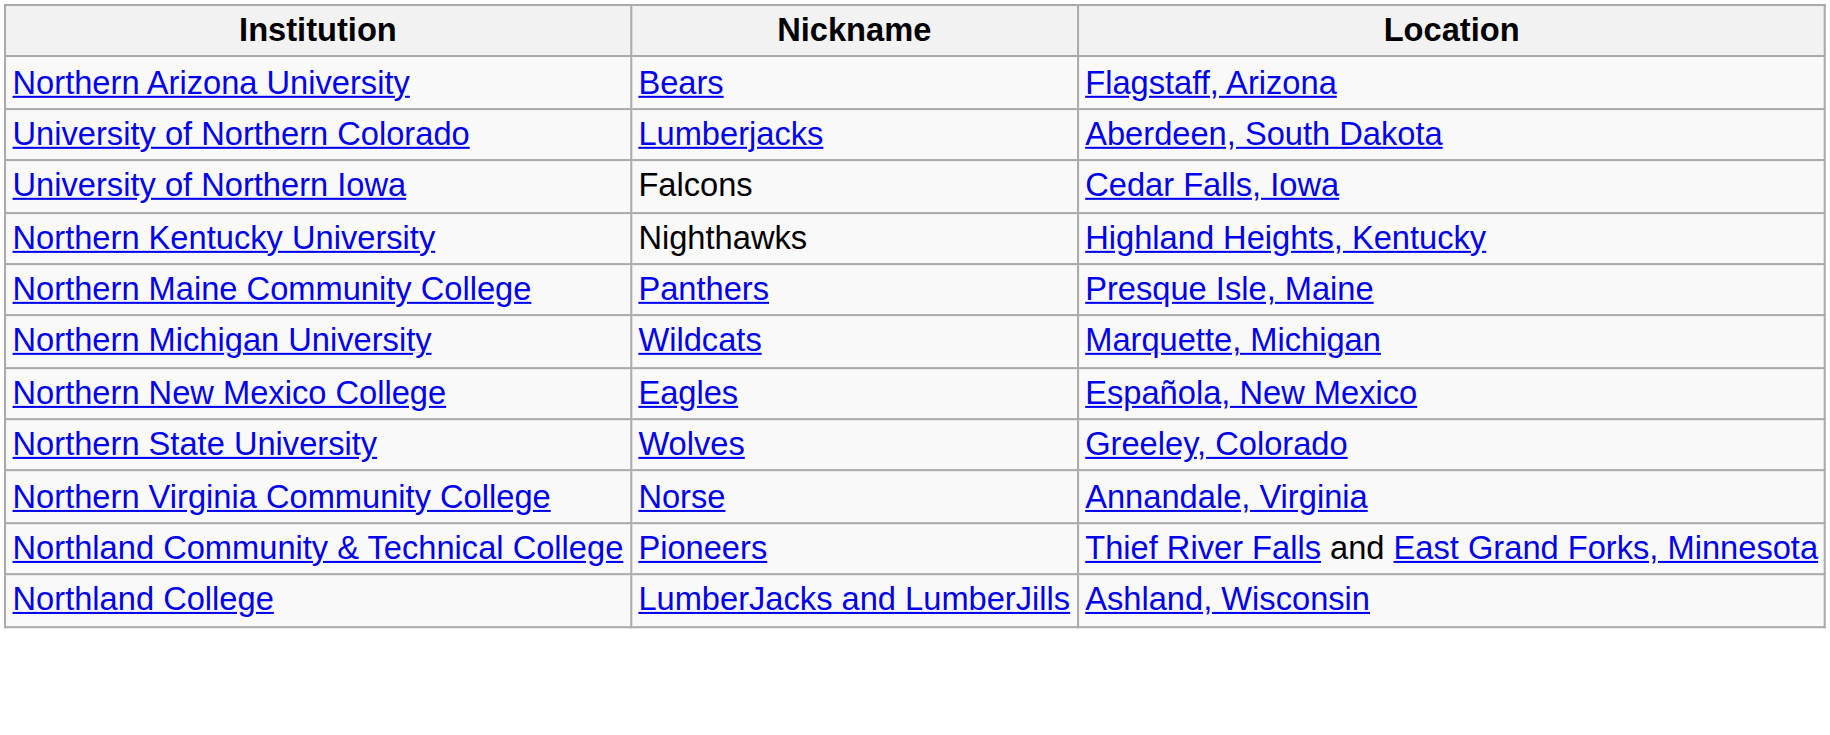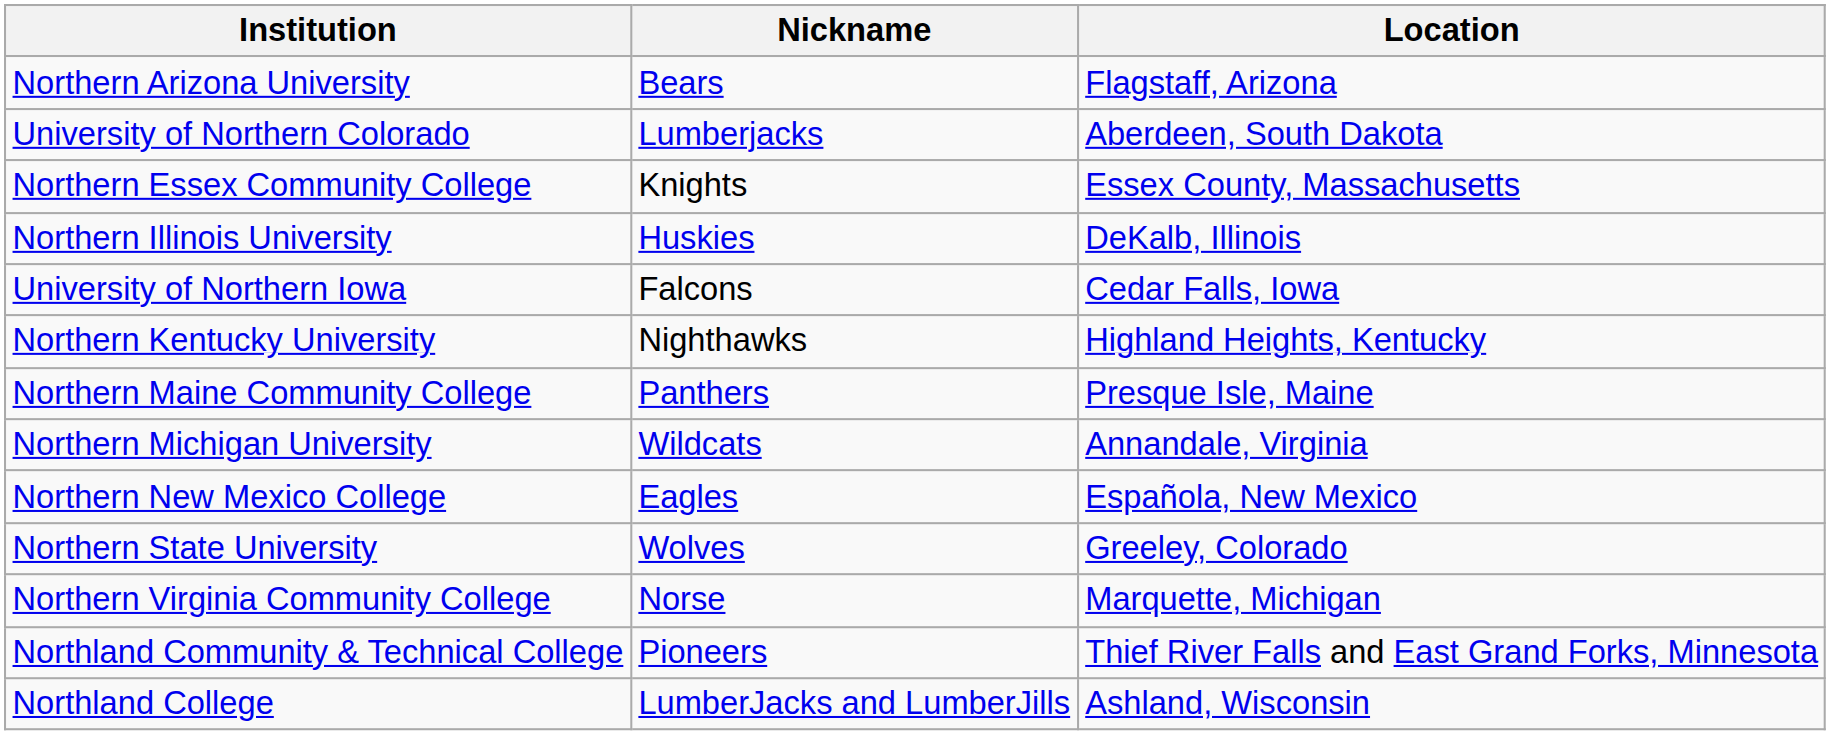+ row: (272, 185)
+ row: (202, 237)
(1233, 340) Marquette, Michigan -> (1226, 444) Annandale, Virginia
(1226, 496) Annandale, Virginia -> (1233, 599) Marquette, Michigan
